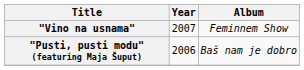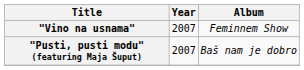(184, 51) 2006 -> (184, 51) 2007
